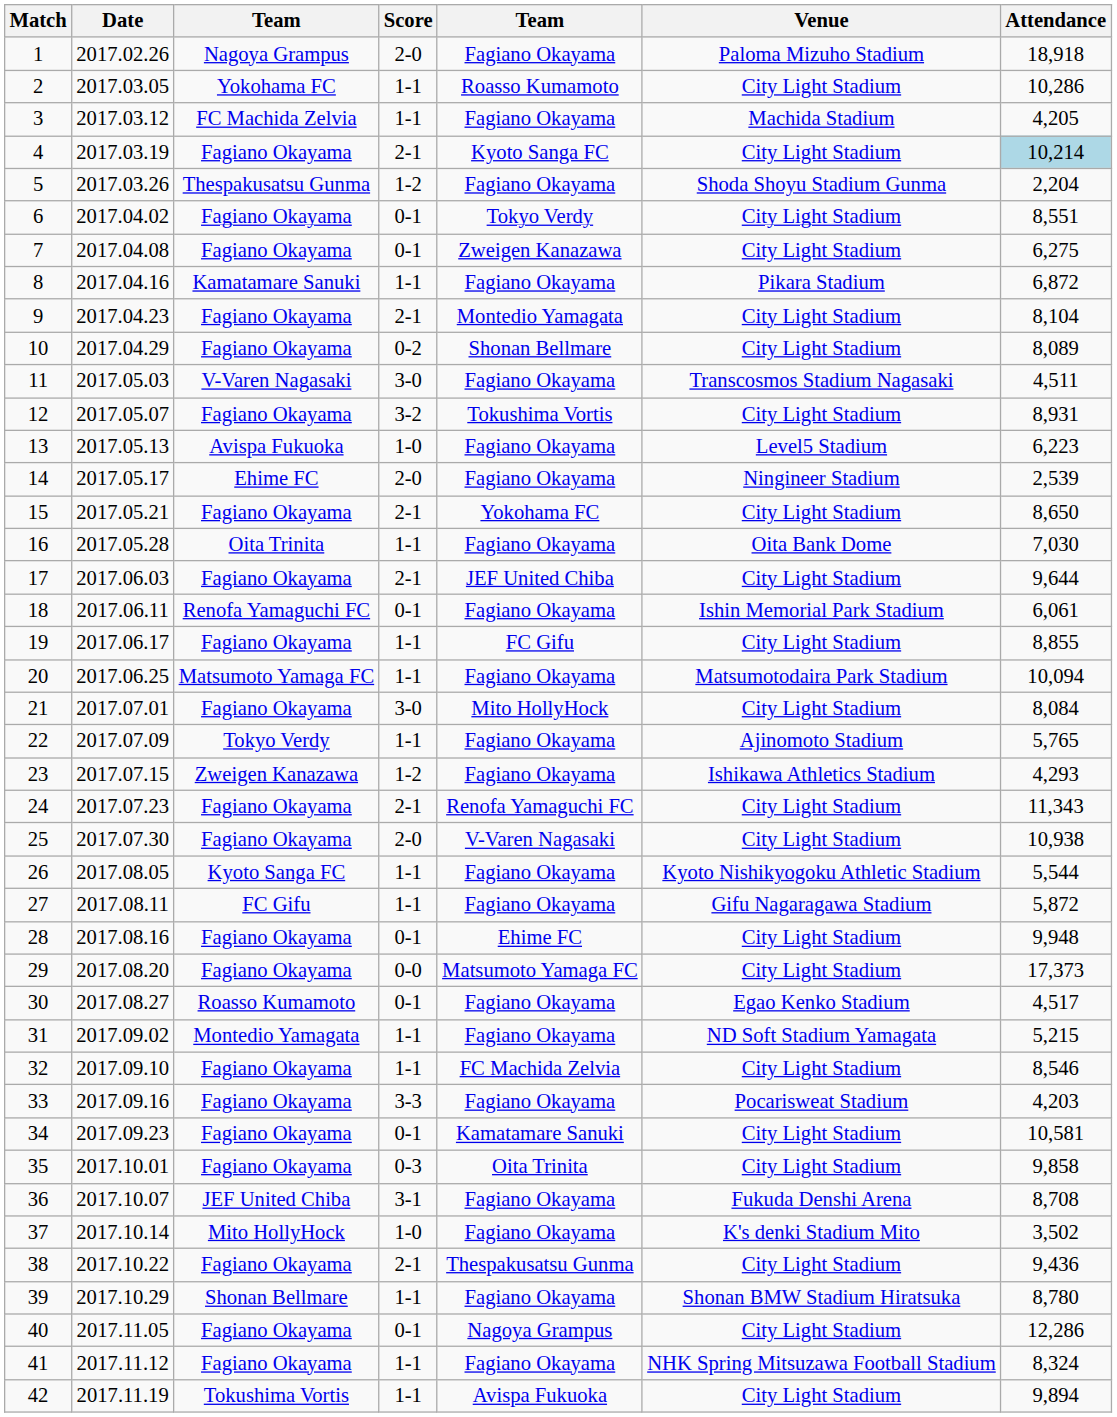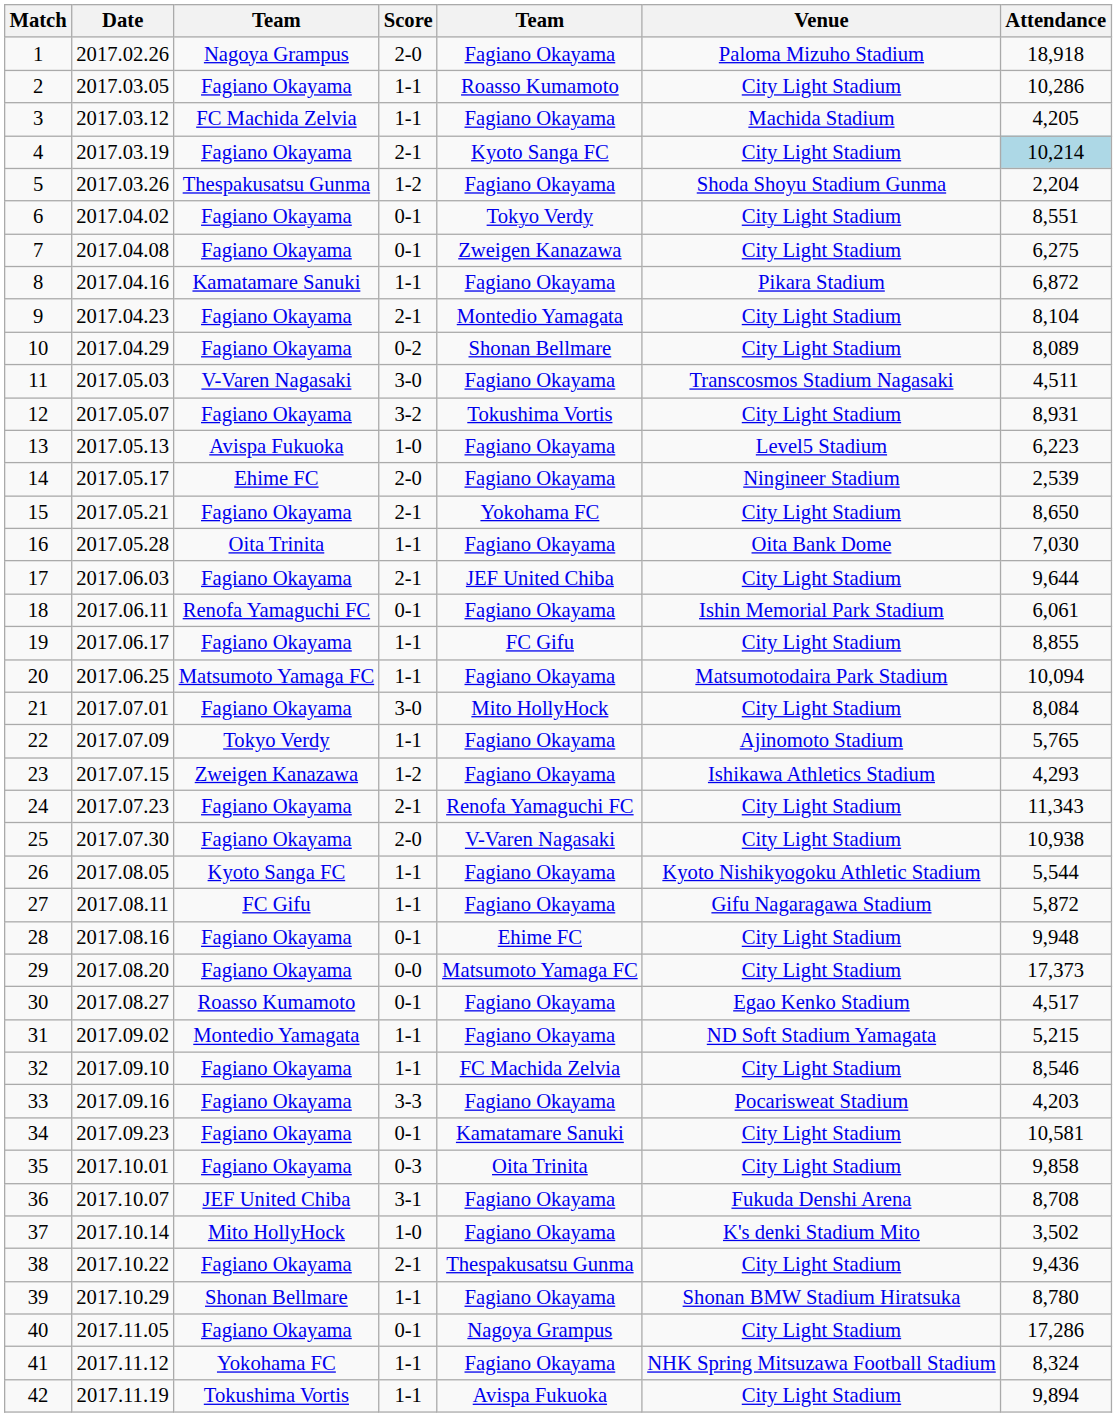(276, 86) Yokohama FC -> (276, 86) Fagiano Okayama
(1056, 1330) 12,286 -> (1056, 1330) 17,286
(276, 1362) Fagiano Okayama -> (276, 1362) Yokohama FC
